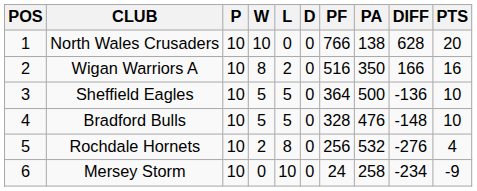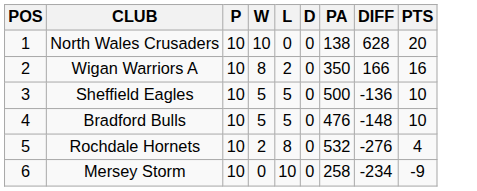- column: (337, 17)
